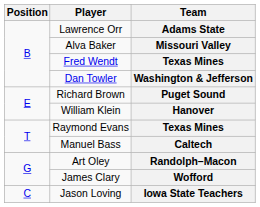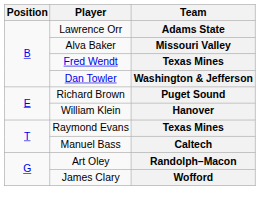- row: (91, 194)
